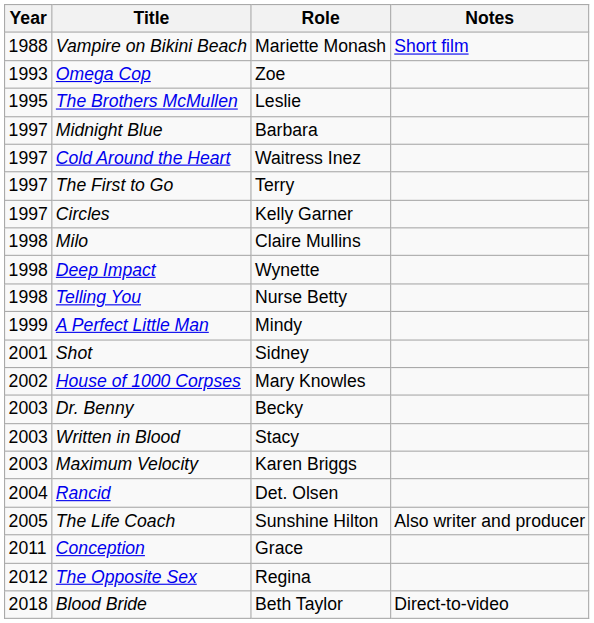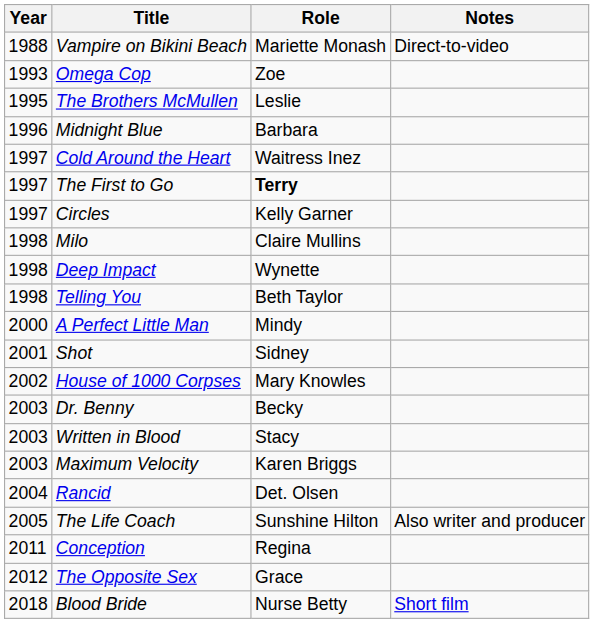(431, 46) Short film -> (451, 46) Direct-to-video
(28, 130) 1997 -> (28, 130) 1996
(275, 185) normal -> (276, 185) bold
(301, 297) Nurse Betty -> (299, 297) Beth Taylor
(28, 325) 1999 -> (28, 325) 2000
(279, 548) Grace -> (283, 548) Regina
(283, 576) Regina -> (279, 576) Grace
(299, 604) Beth Taylor -> (301, 604) Nurse Betty
(451, 604) Direct-to-video -> (431, 604) Short film
